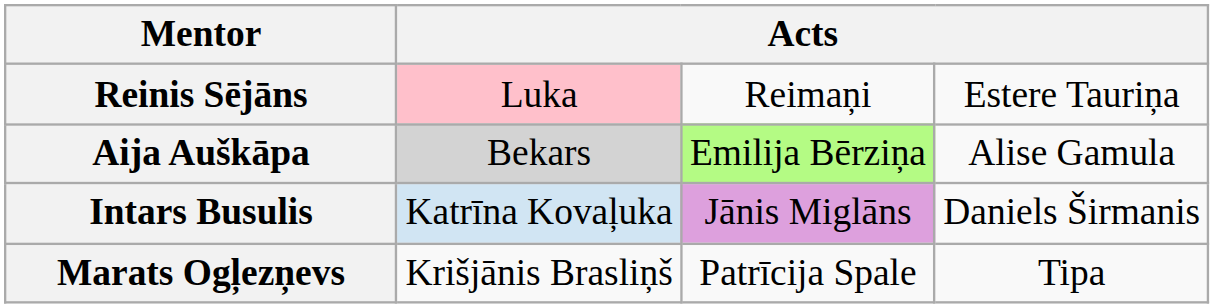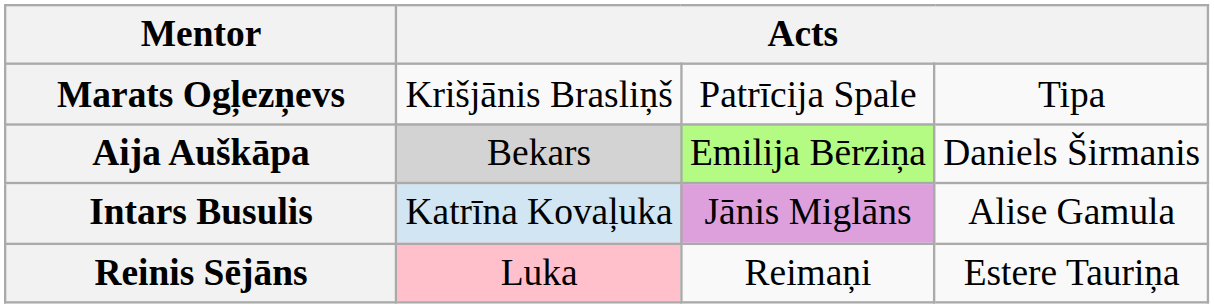rows swapped: (201, 93) <-> (201, 271)
(1072, 152) Alise Gamula -> (1072, 152) Daniels Širmanis
(1072, 212) Daniels Širmanis -> (1072, 212) Alise Gamula
